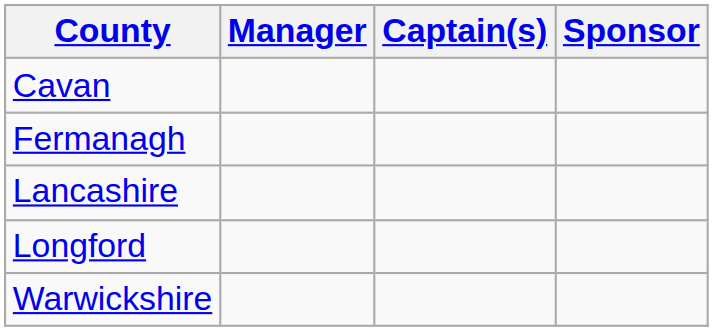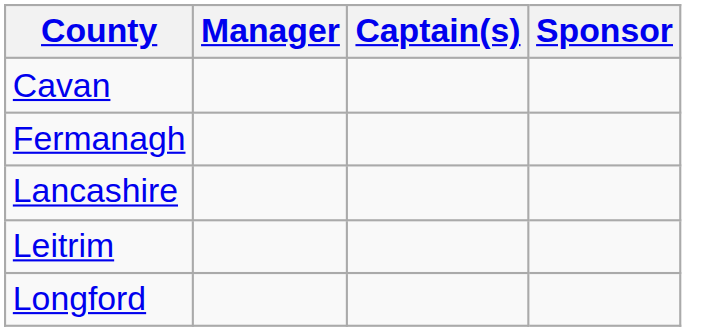+ row: (63, 245)
- row: (113, 298)
